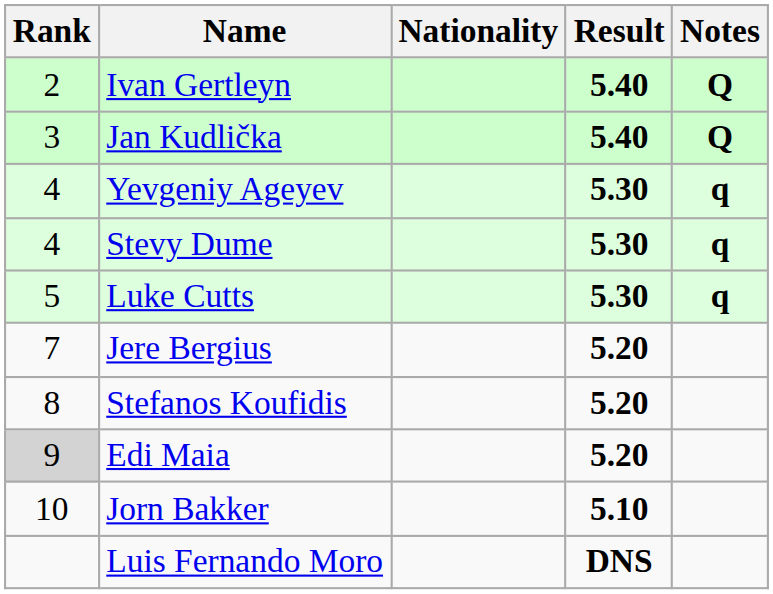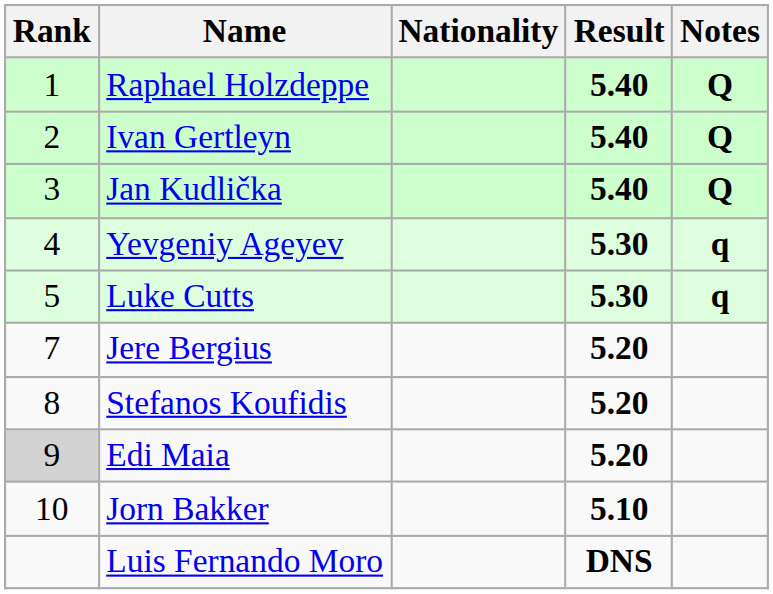+ row: (238, 84)
- row: (189, 243)
